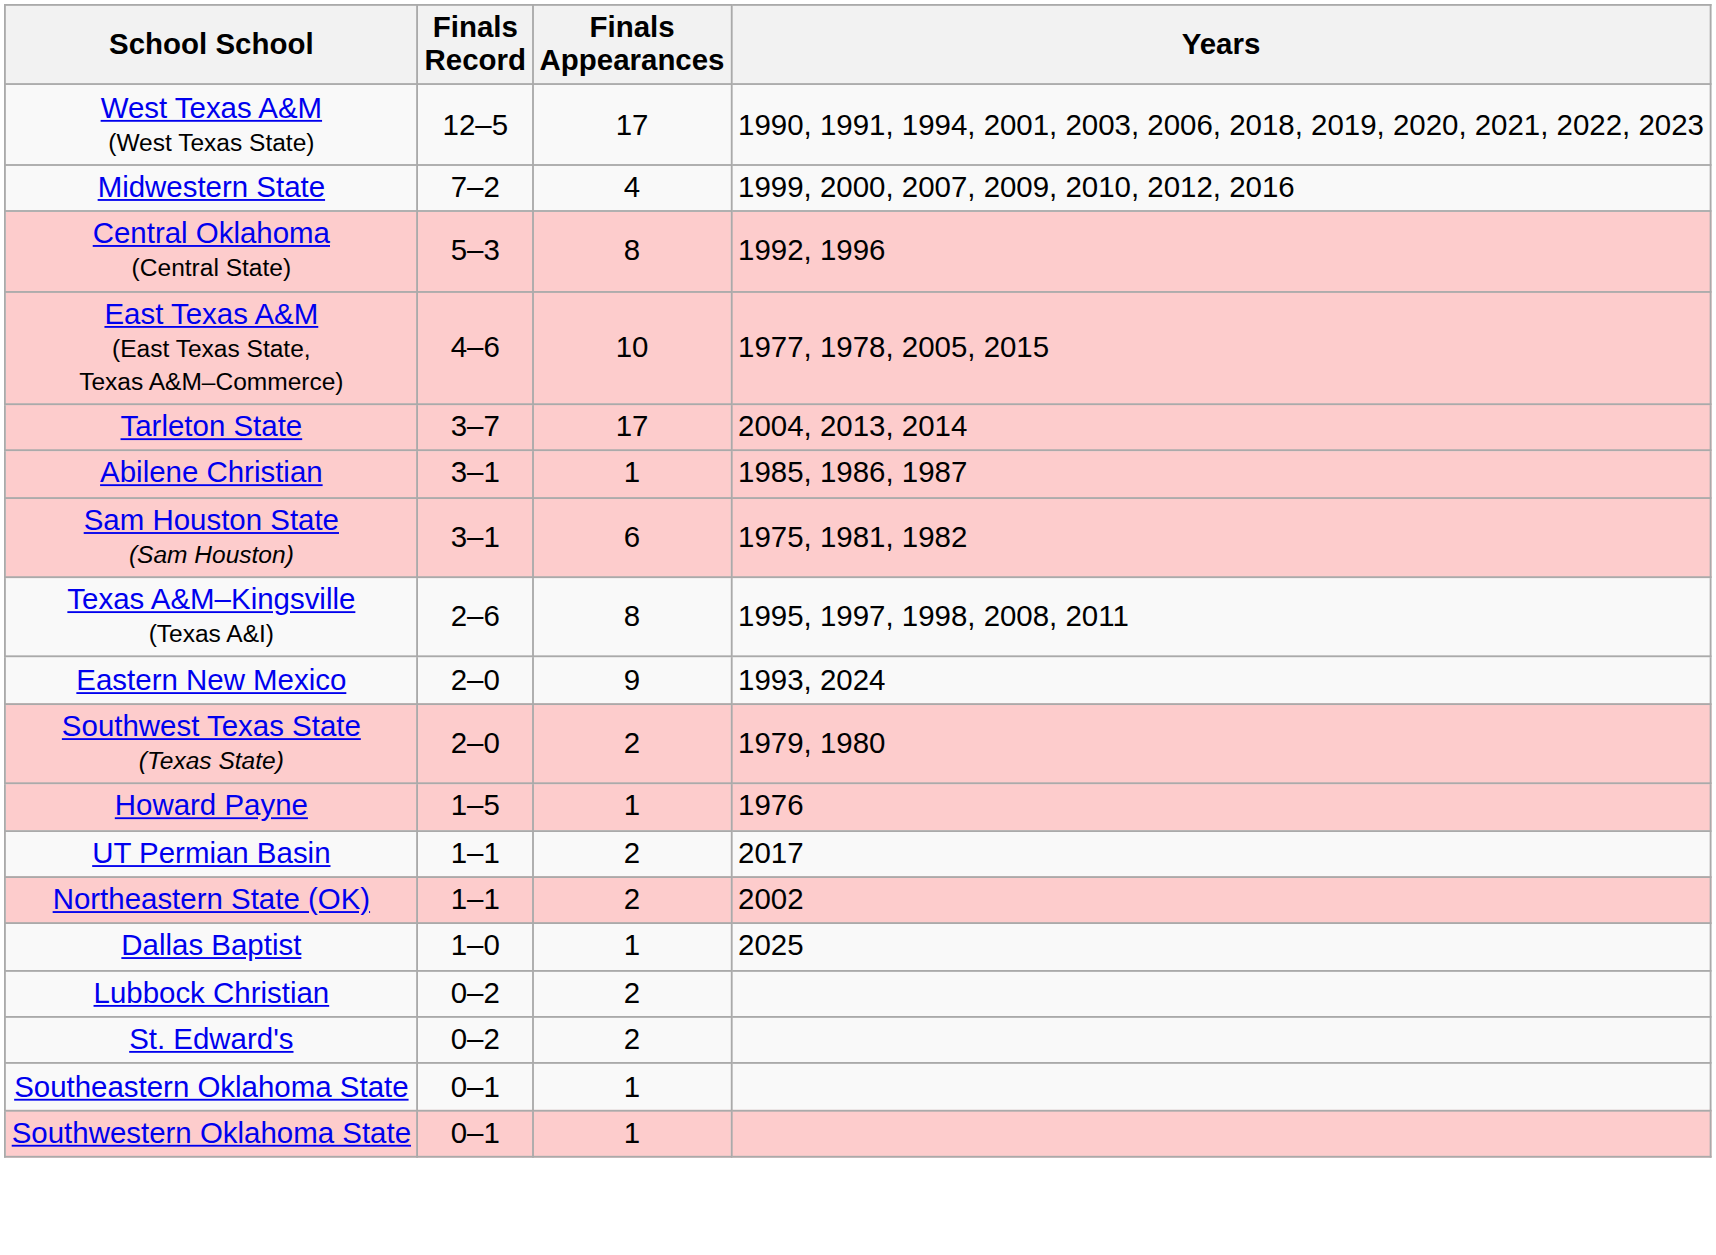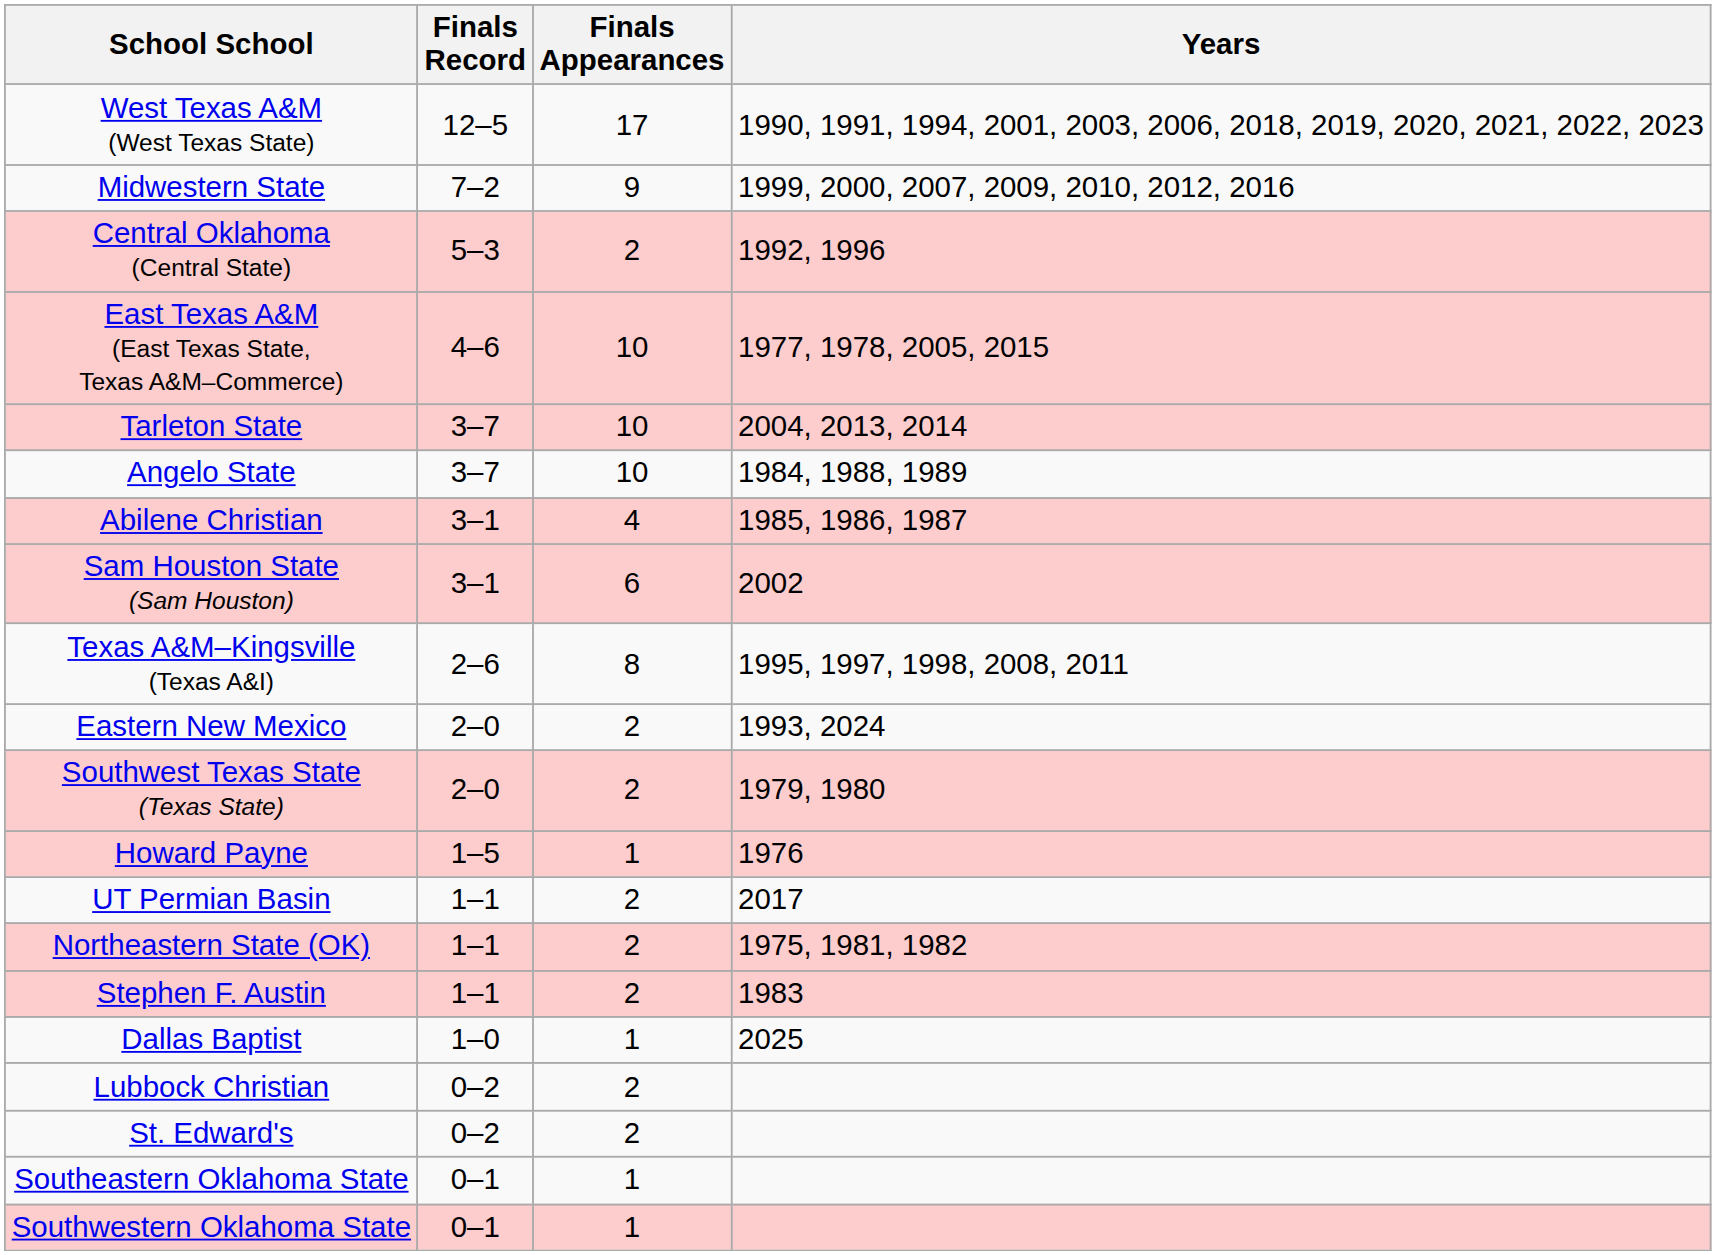(632, 187) 4 -> (632, 187) 9
(632, 250) 8 -> (632, 250) 2
(632, 426) 17 -> (632, 426) 10
+ row: (211, 473)
(632, 473) 1 -> (632, 520) 4
(853, 536) 1975, 1981, 1982 -> (771, 583) 2002
(632, 679) 9 -> (632, 726) 2
(771, 899) 2002 -> (853, 946) 1975, 1981, 1982
+ row: (211, 993)
